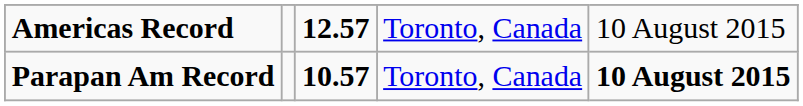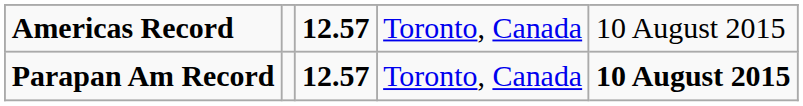(336, 75) 10.57 -> (336, 75) 12.57
